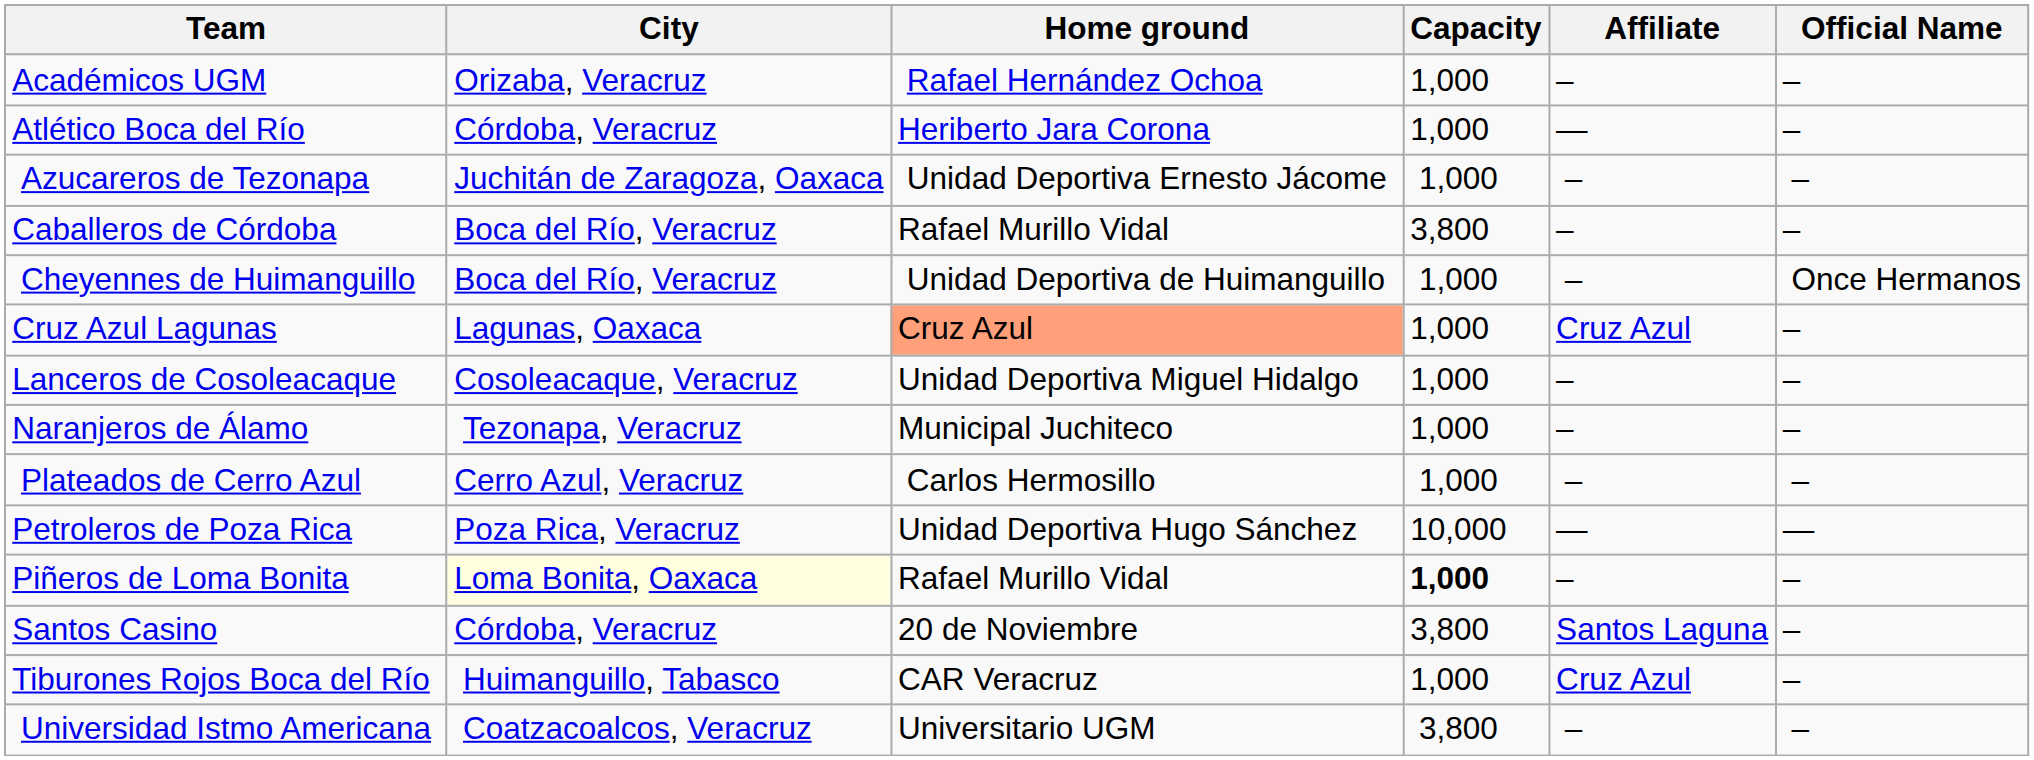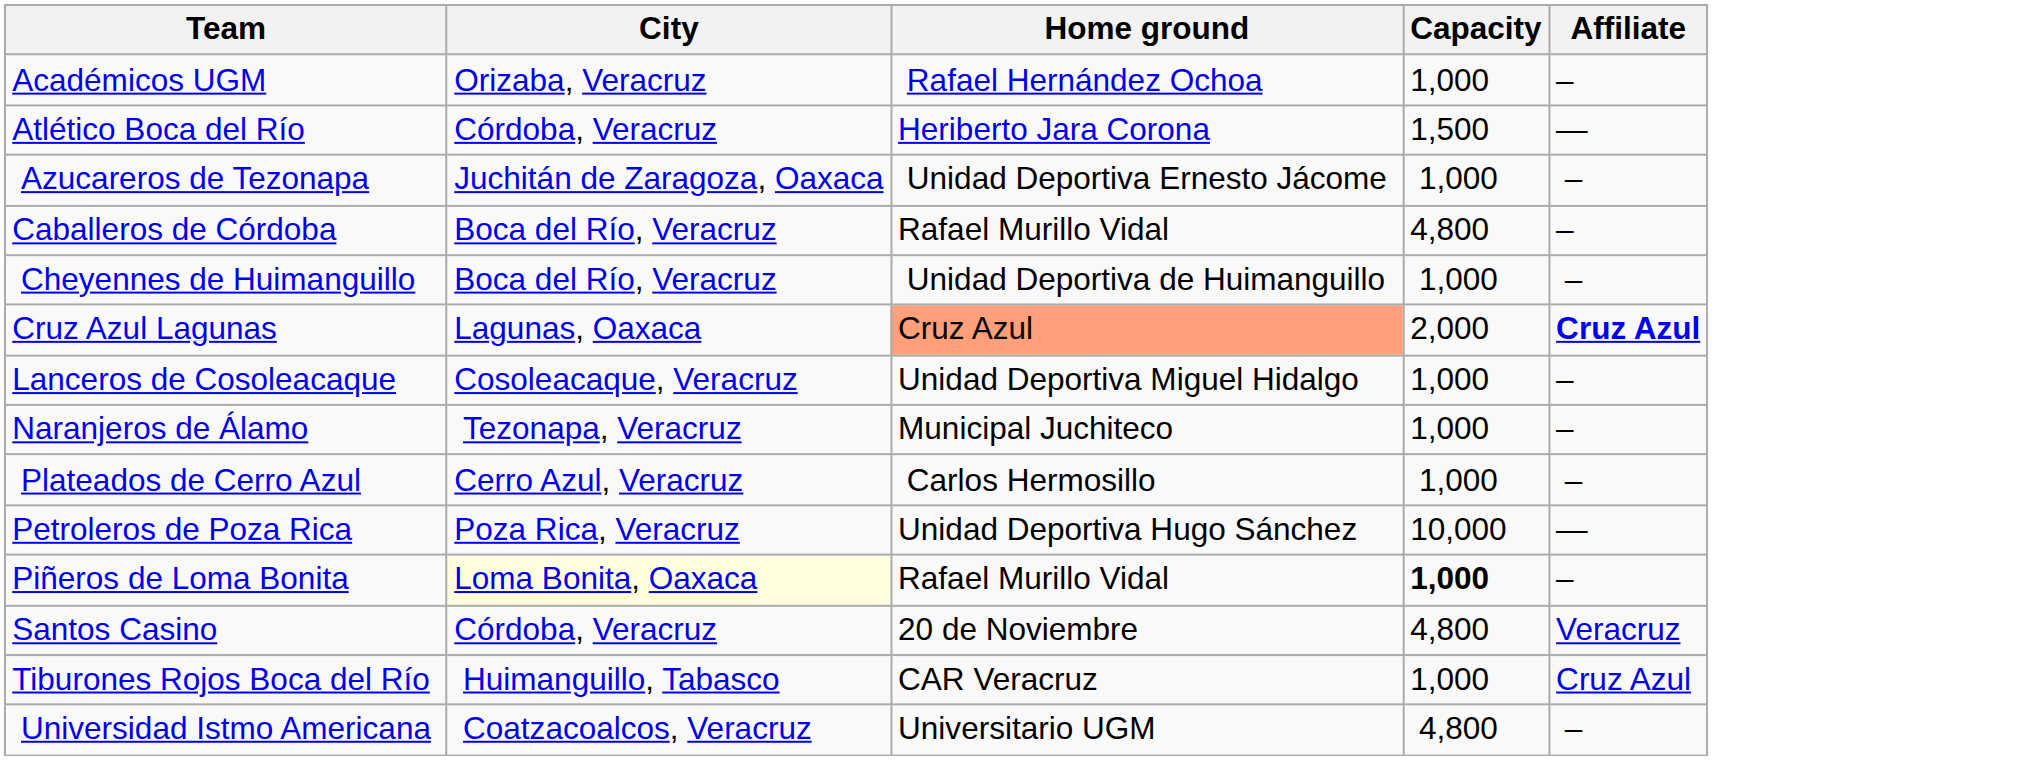- column: (1902, 29)
(1450, 129) 1,000 -> (1450, 129) 1,500
(1450, 229) 3,800 -> (1450, 229) 4,800
(1450, 329) 1,000 -> (1450, 329) 2,000
(1624, 329) normal -> (1628, 329) bold
(1450, 629) 3,800 -> (1450, 629) 4,800
(1662, 629) Santos Laguna -> (1618, 629) Veracruz
(1454, 729) 3,800 -> (1454, 729) 4,800
